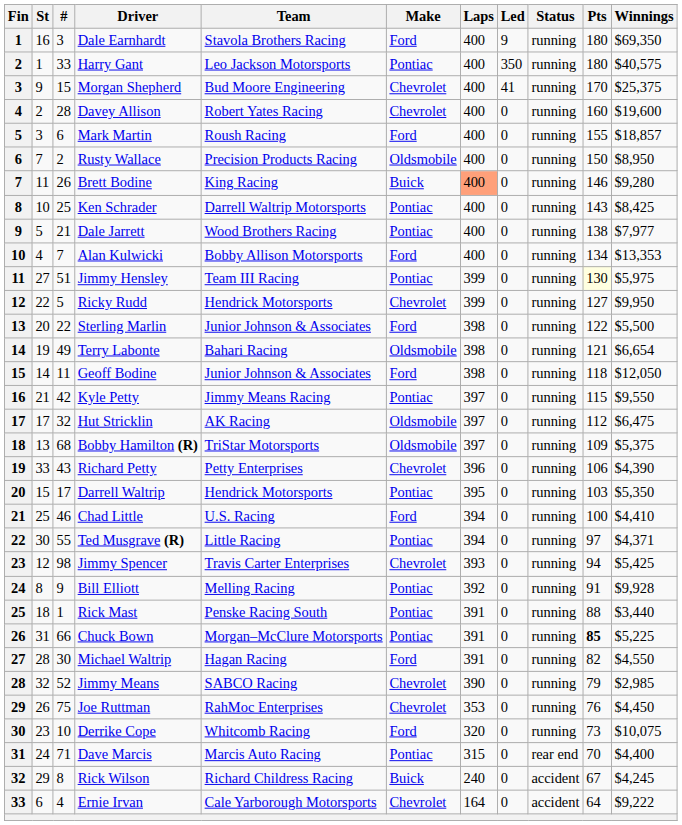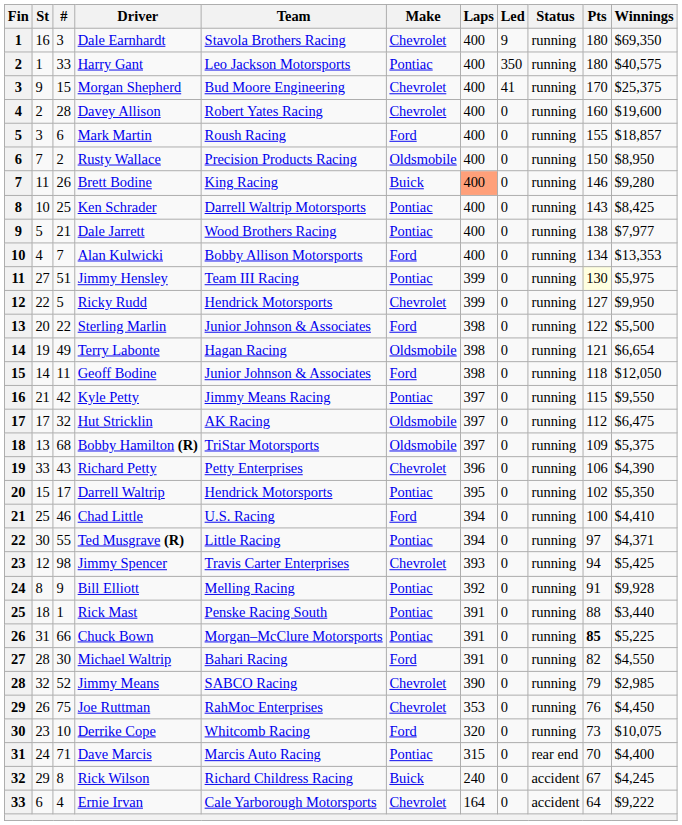(403, 40) Ford -> (418, 40) Chevrolet
(246, 349) Bahari Racing -> (246, 349) Hagan Racing
(597, 492) 103 -> (597, 492) 102
(246, 659) Hagan Racing -> (246, 659) Bahari Racing
